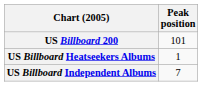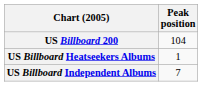(178, 40) 101 -> (178, 40) 104
